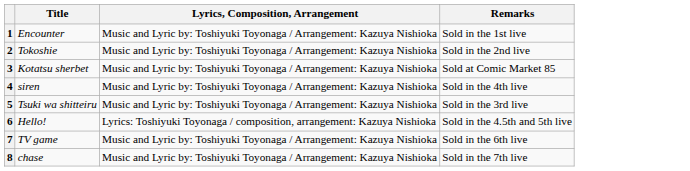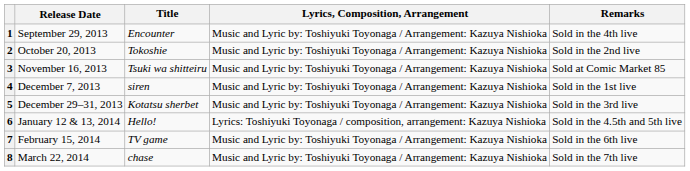+ column: (70, 14)
(484, 33) Sold in the 1st live -> (595, 33) Sold in the 4th live
(53, 68) Kotatsu sherbet -> (167, 68) Tsuki wa shitteiru
(485, 86) Sold in the 4th live -> (594, 86) Sold in the 1st live
(57, 104) Tsuki wa shitteiru -> (163, 104) Kotatsu sherbet
